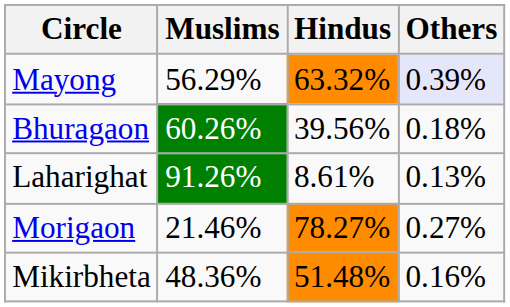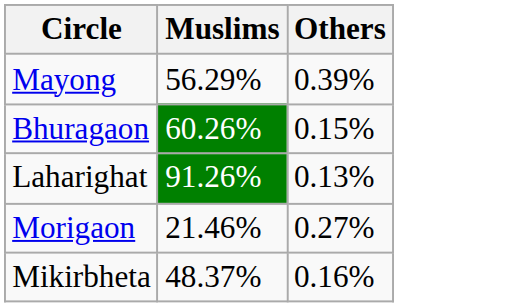- column: (343, 29)
(446, 78) lavender background -> (334, 78) no background
(446, 128) 0.18% -> (334, 128) 0.15%
(213, 276) 48.36% -> (213, 276) 48.37%
